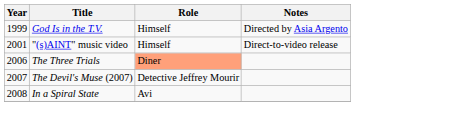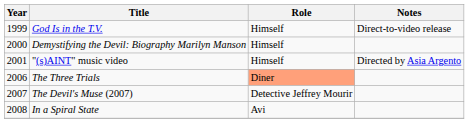(296, 28) Directed by Asia Argento -> (404, 28) Direct-to-video release
+ row: (139, 45)
(291, 45) Direct-to-video release -> (409, 61) Directed by Asia Argento
